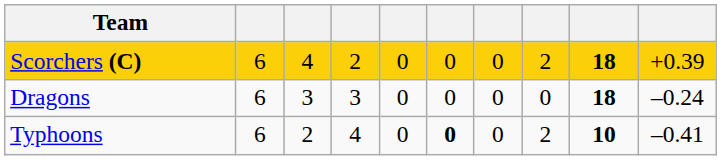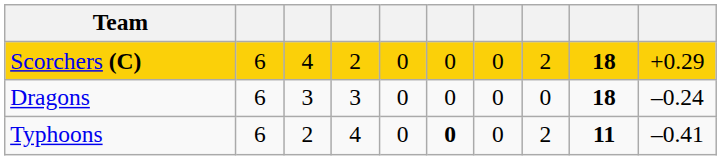(677, 60) +0.39 -> (677, 60) +0.29
(604, 135) 10 -> (604, 135) 11
